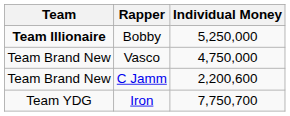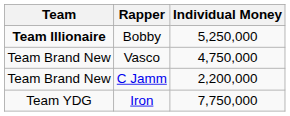(228, 79) 2,200,600 -> (228, 79) 2,200,000
(228, 100) 7,750,700 -> (228, 100) 7,750,000
